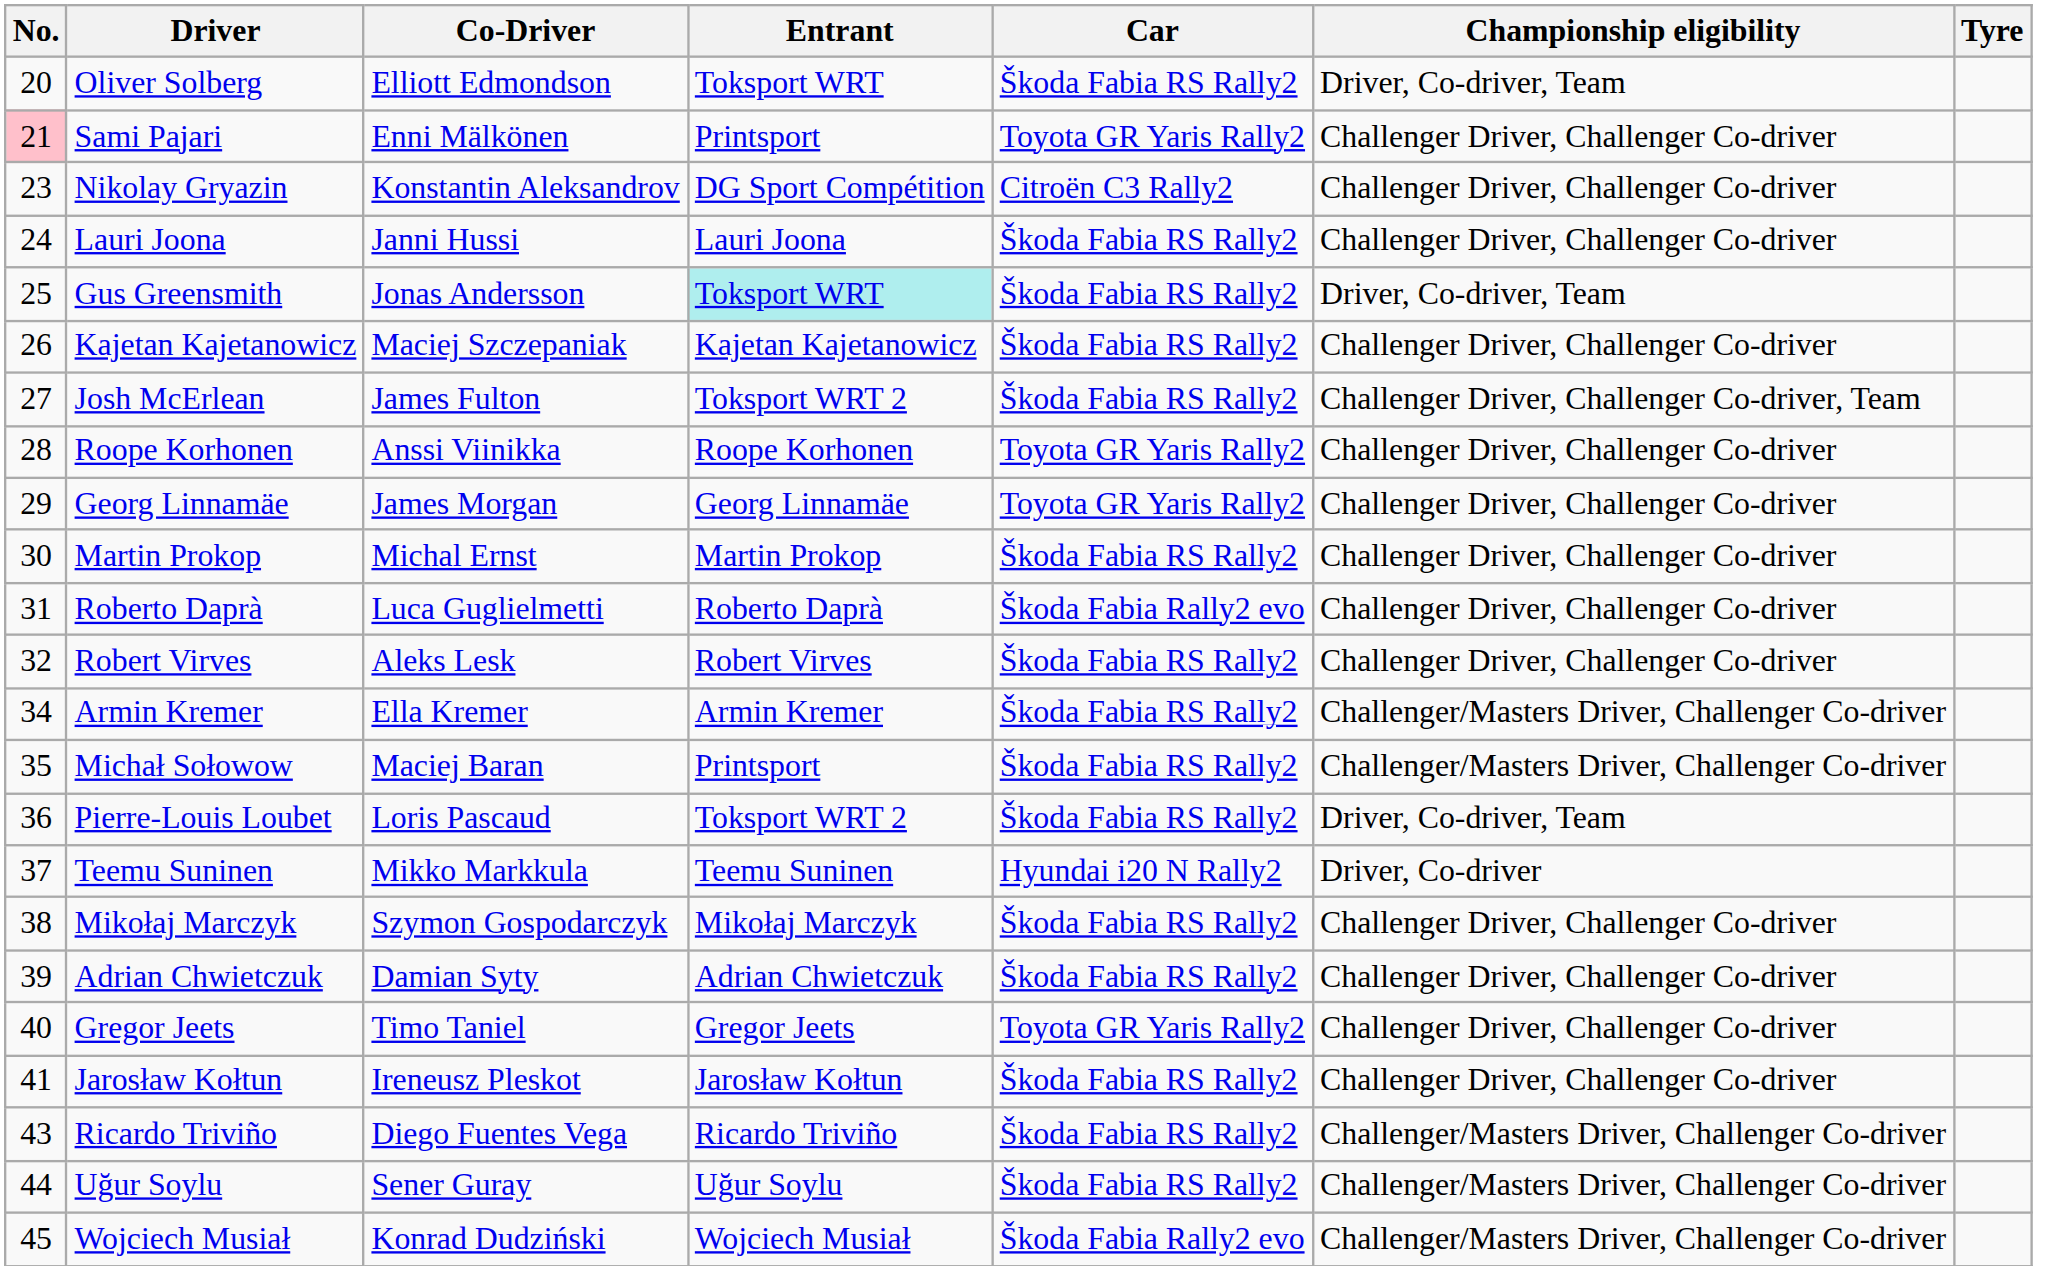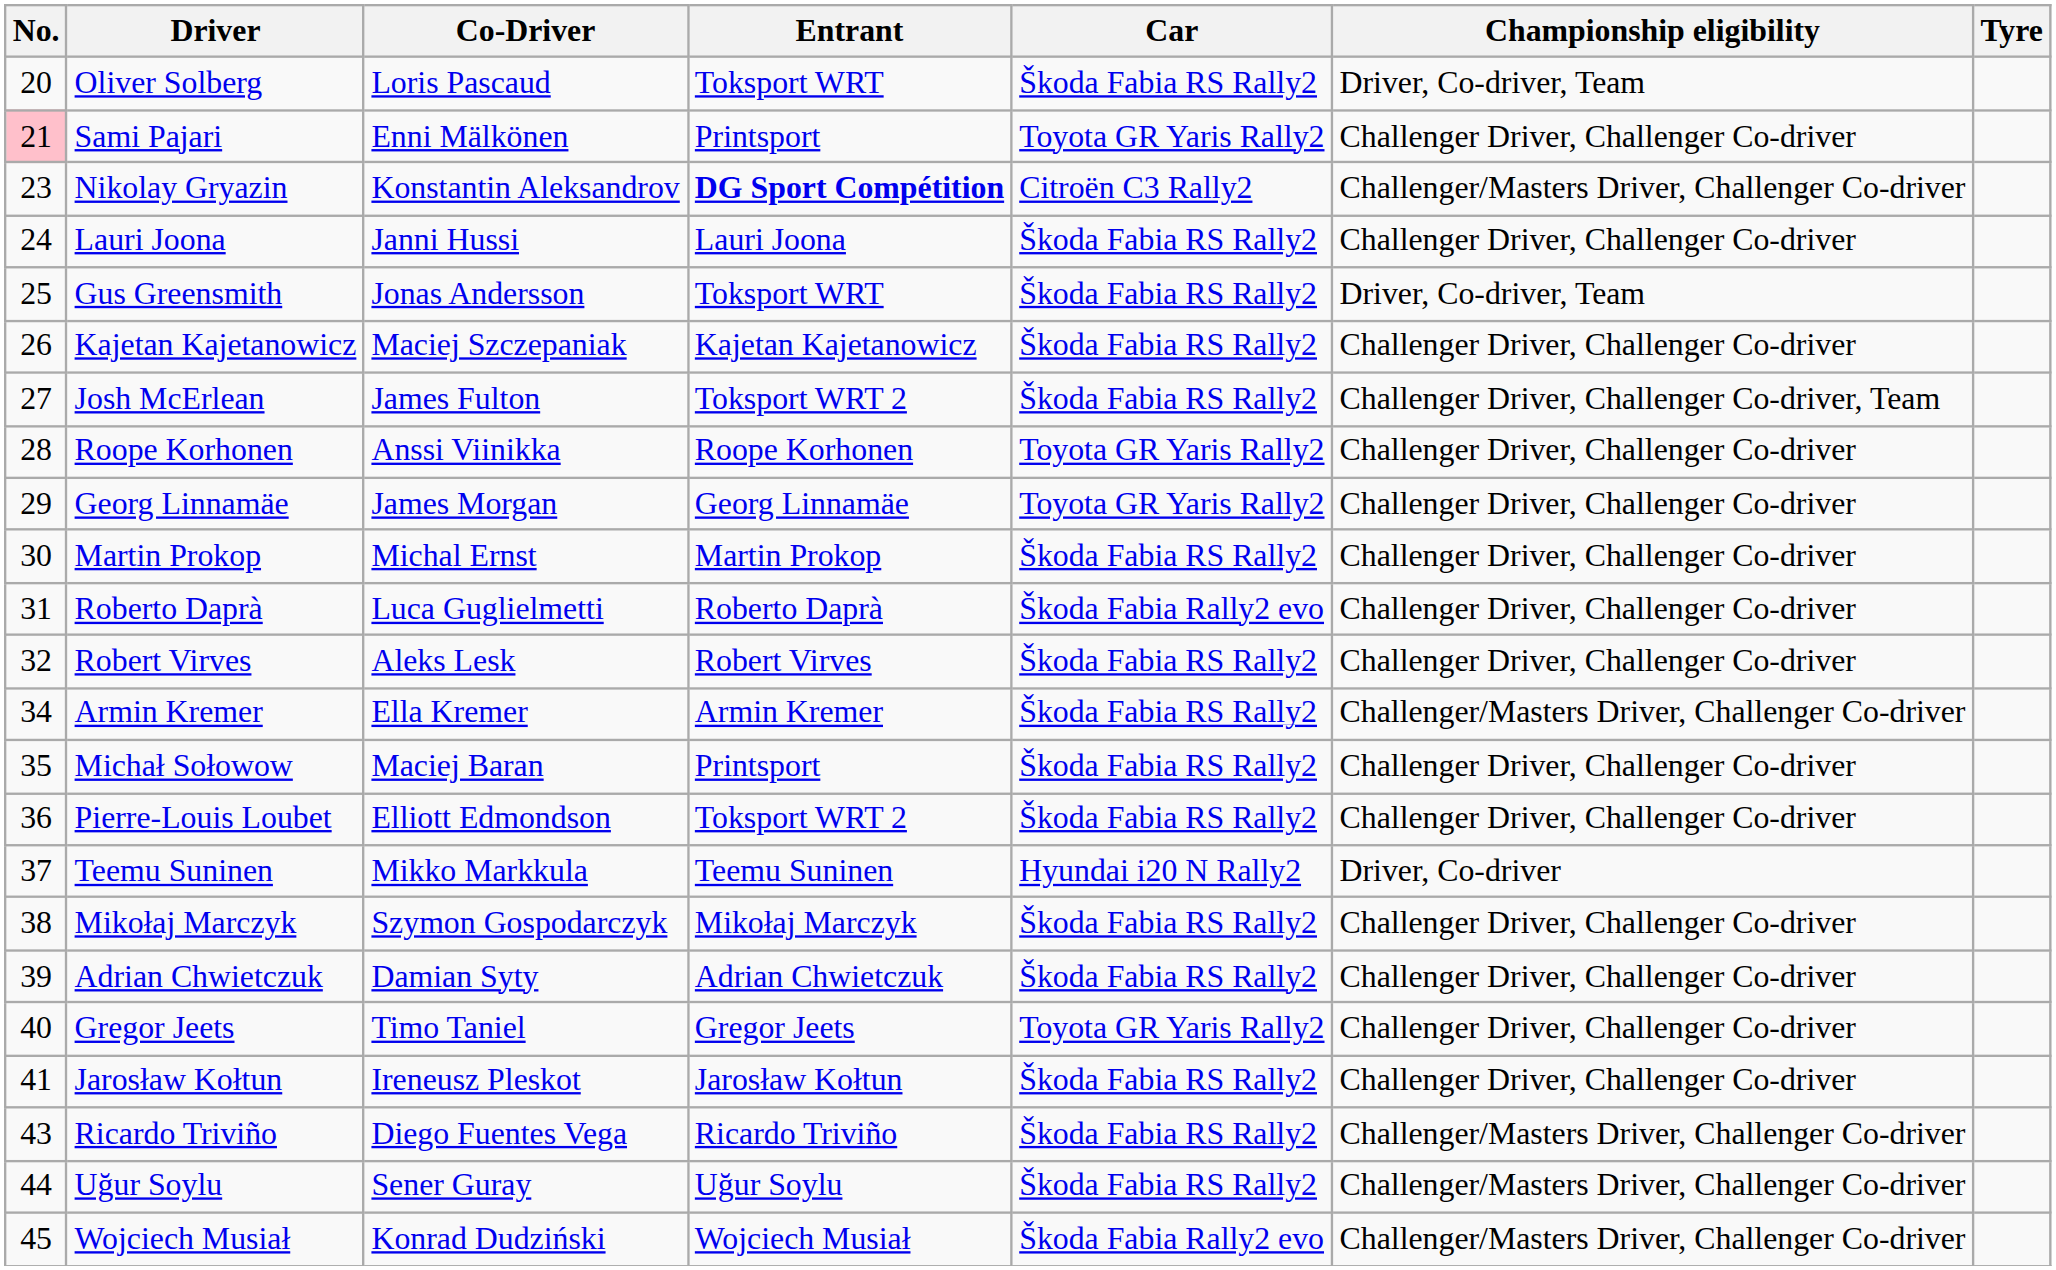(491, 82) Elliott Edmondson -> (461, 82) Loris Pascaud
(840, 187) normal -> (849, 187) bold
(1578, 187) Challenger Driver, Challenger Co-driver -> (1652, 187) Challenger/Masters Driver, Challenger Co-driver
(789, 292) paleturquoise background -> (789, 292) no background
(1633, 765) Challenger/Masters Driver, Challenger Co-driver -> (1598, 765) Challenger Driver, Challenger Co-driver
(461, 817) Loris Pascaud -> (491, 817) Elliott Edmondson
(1473, 817) Driver, Co-driver, Team -> (1598, 817) Challenger Driver, Challenger Co-driver
